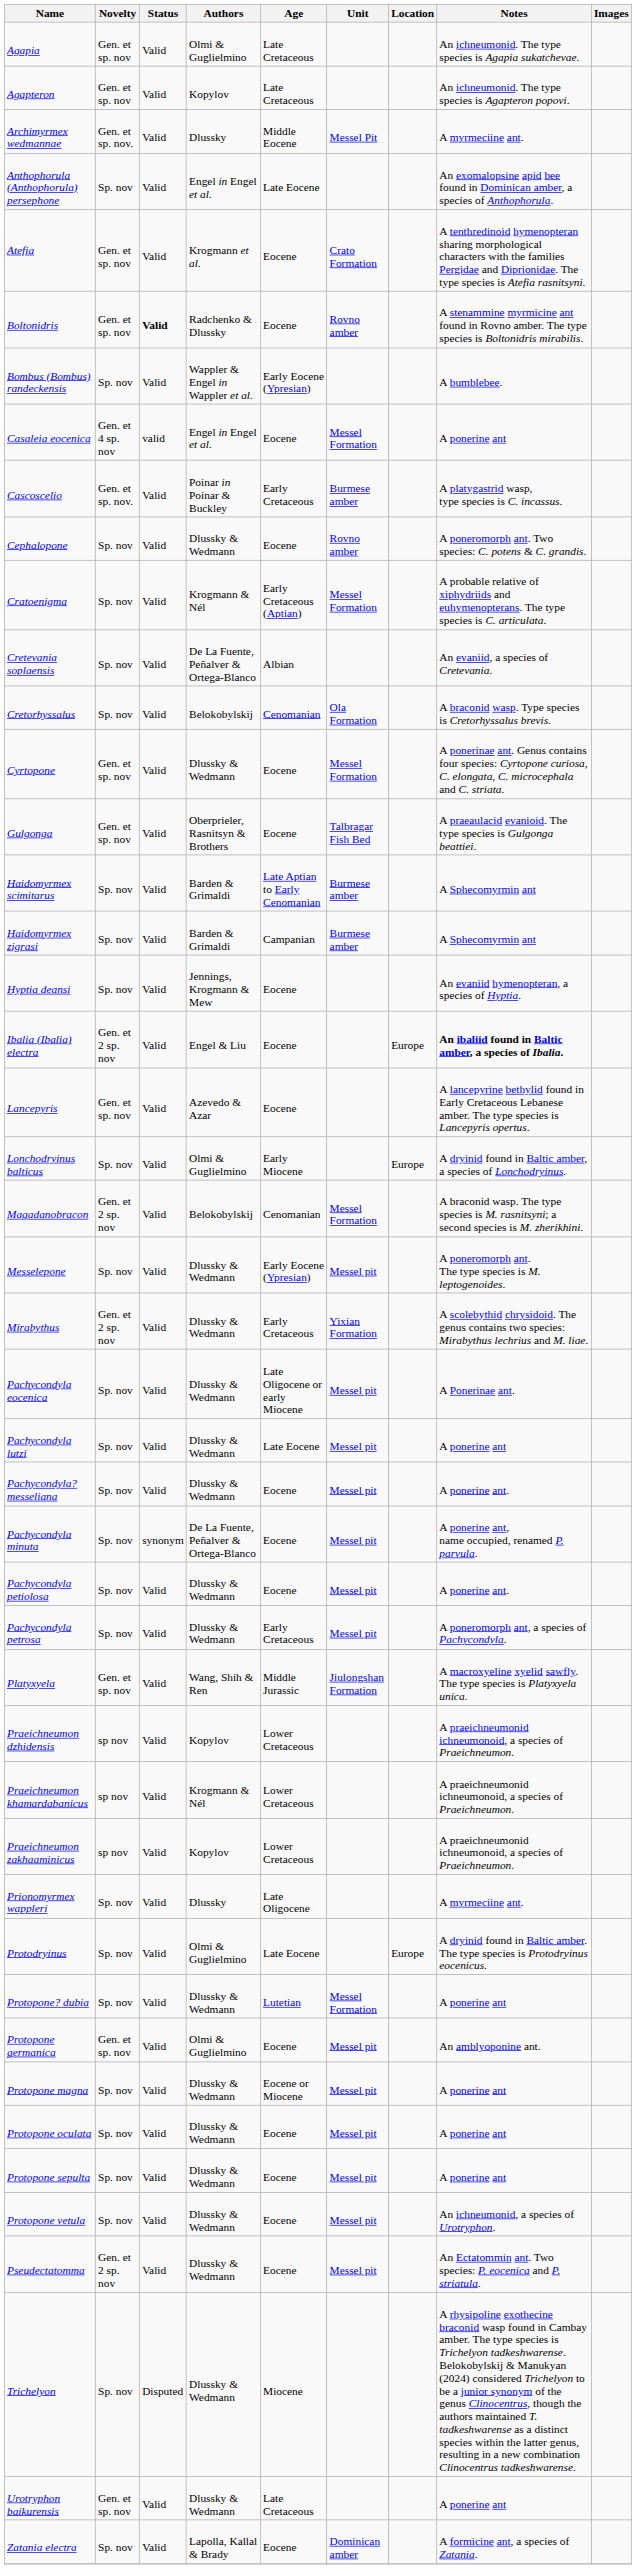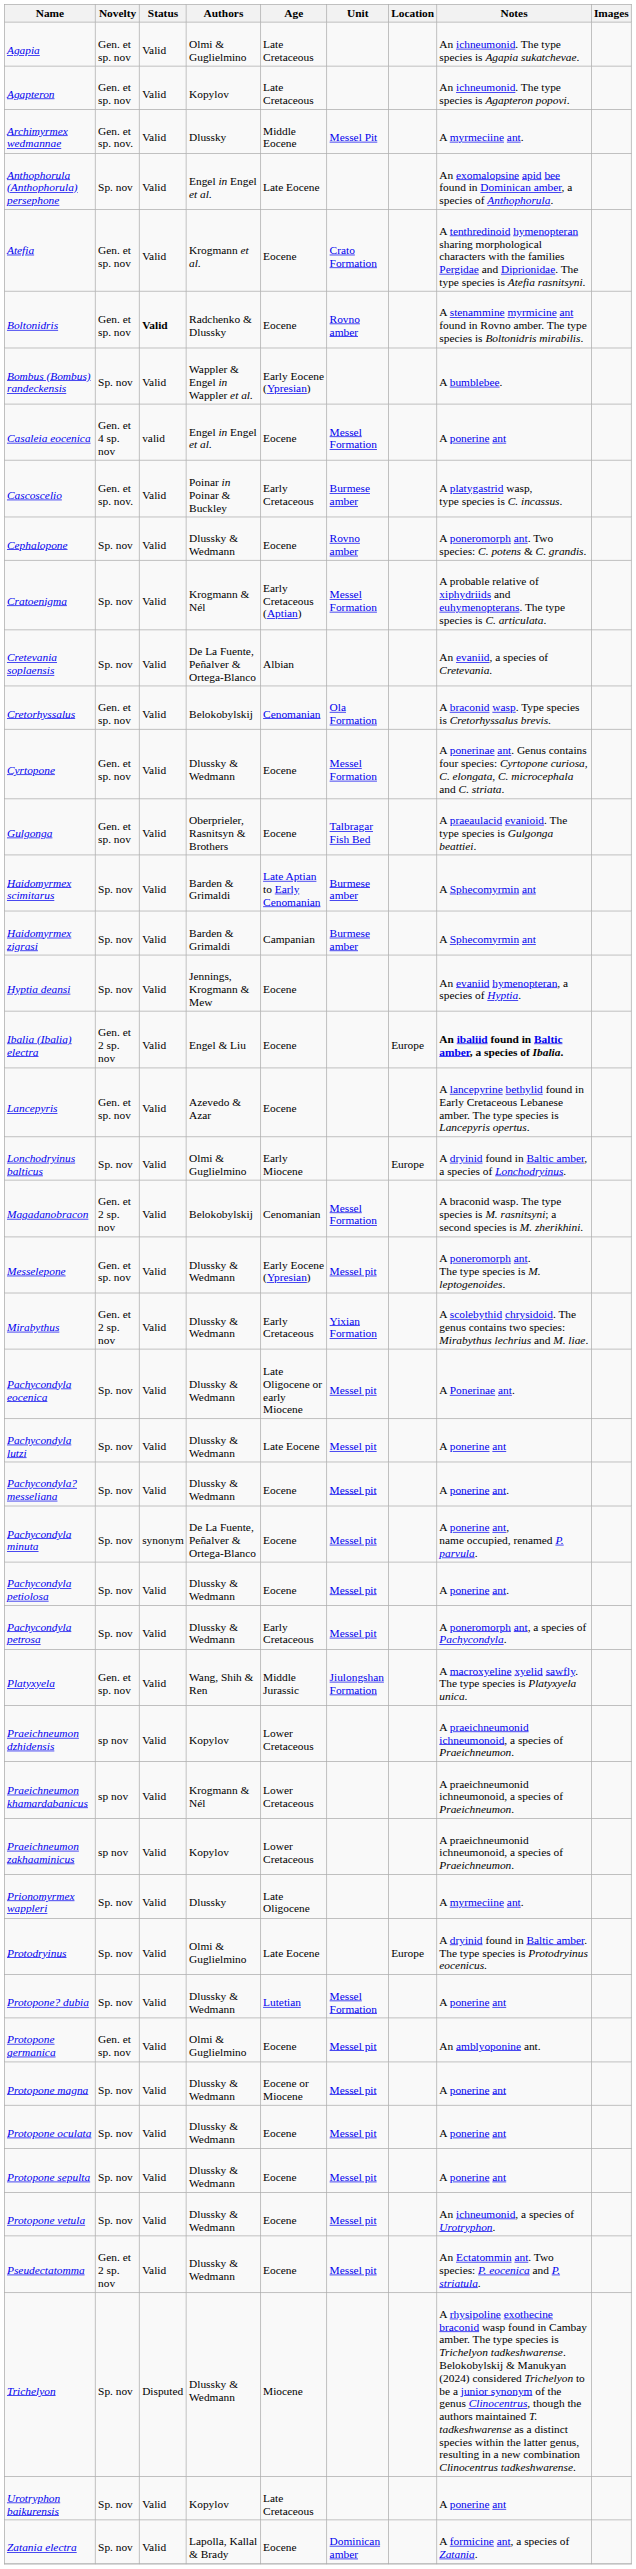(115, 714) Sp. nov -> (114, 714) Gen. et sp. nov
(115, 1271) Sp. nov -> (114, 1271) Gen. et sp. nov
(114, 2504) Gen. et sp. nov -> (115, 2504) Sp. nov
(214, 2504) Dlussky & Wedmann -> (209, 2504) Kopylov
